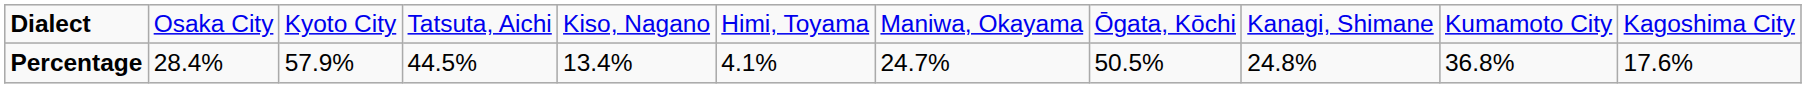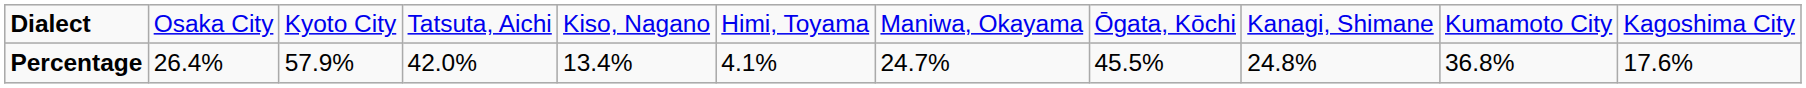(188, 62) 28.4% -> (188, 62) 26.4%
(442, 62) 44.5% -> (442, 62) 42.0%
(1129, 62) 50.5% -> (1129, 62) 45.5%
